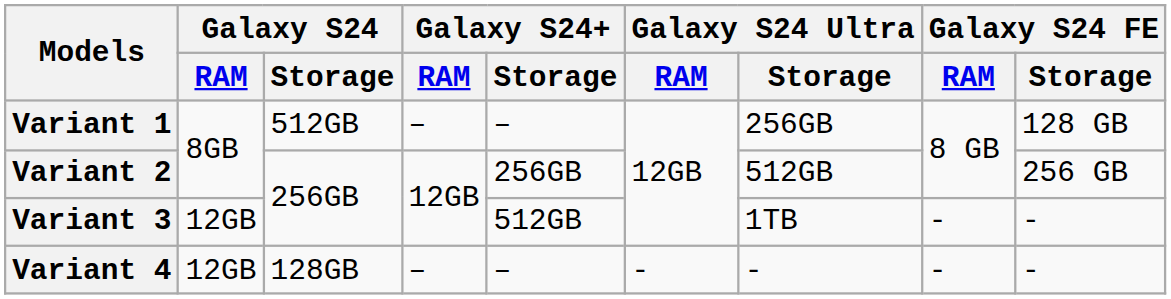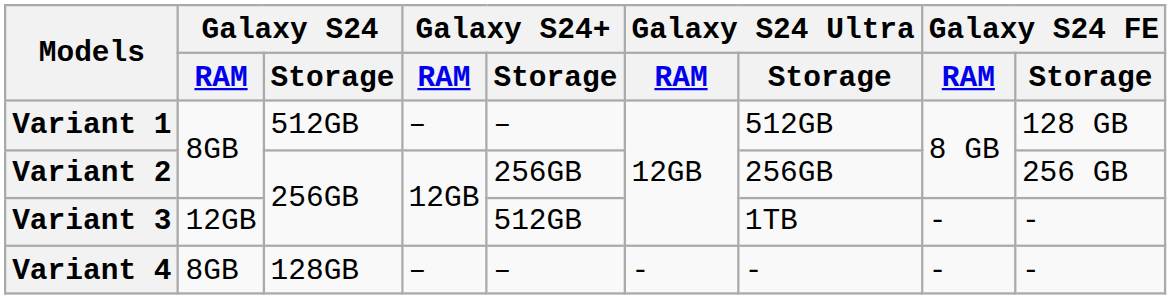(789, 125) 256GB -> (789, 125) 512GB
(789, 173) 512GB -> (789, 173) 256GB
(221, 270) 12GB -> (212, 270) 8GB
